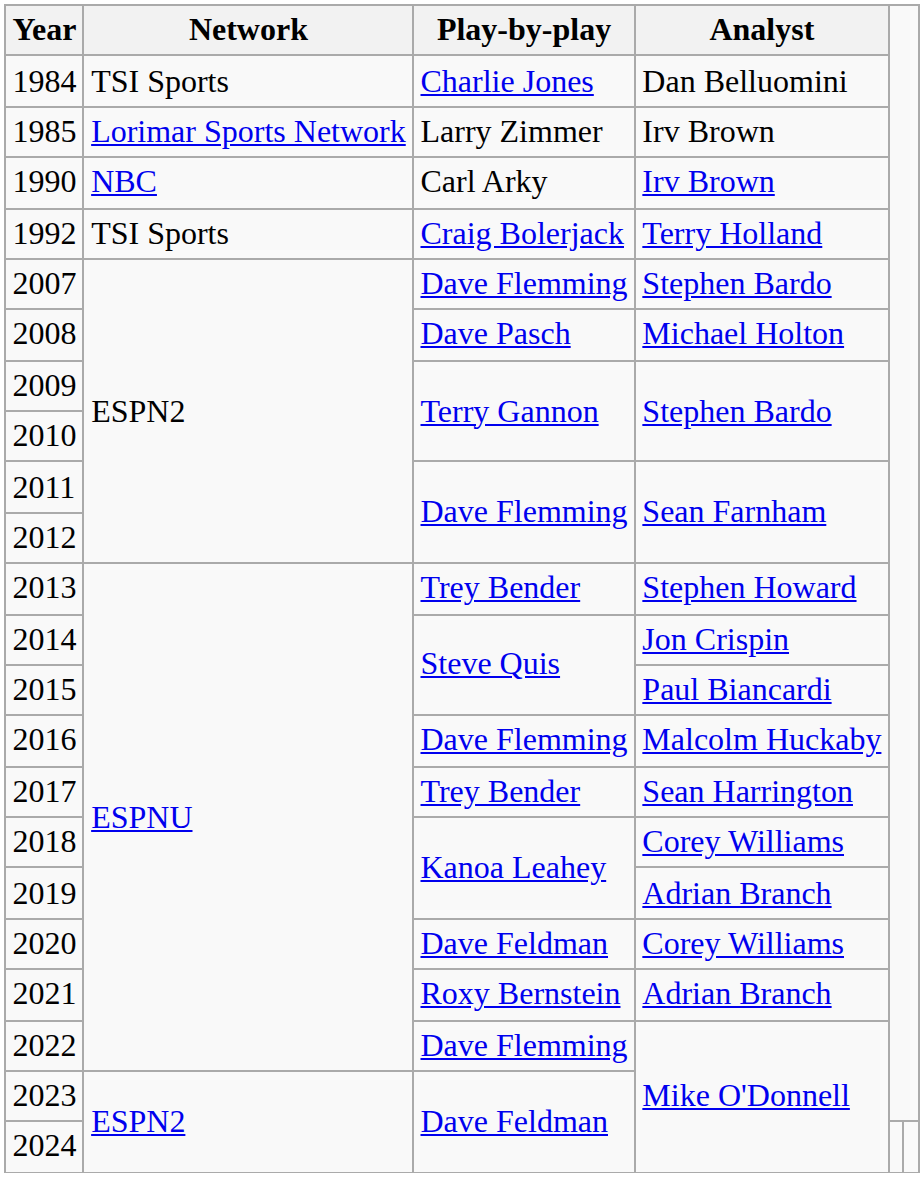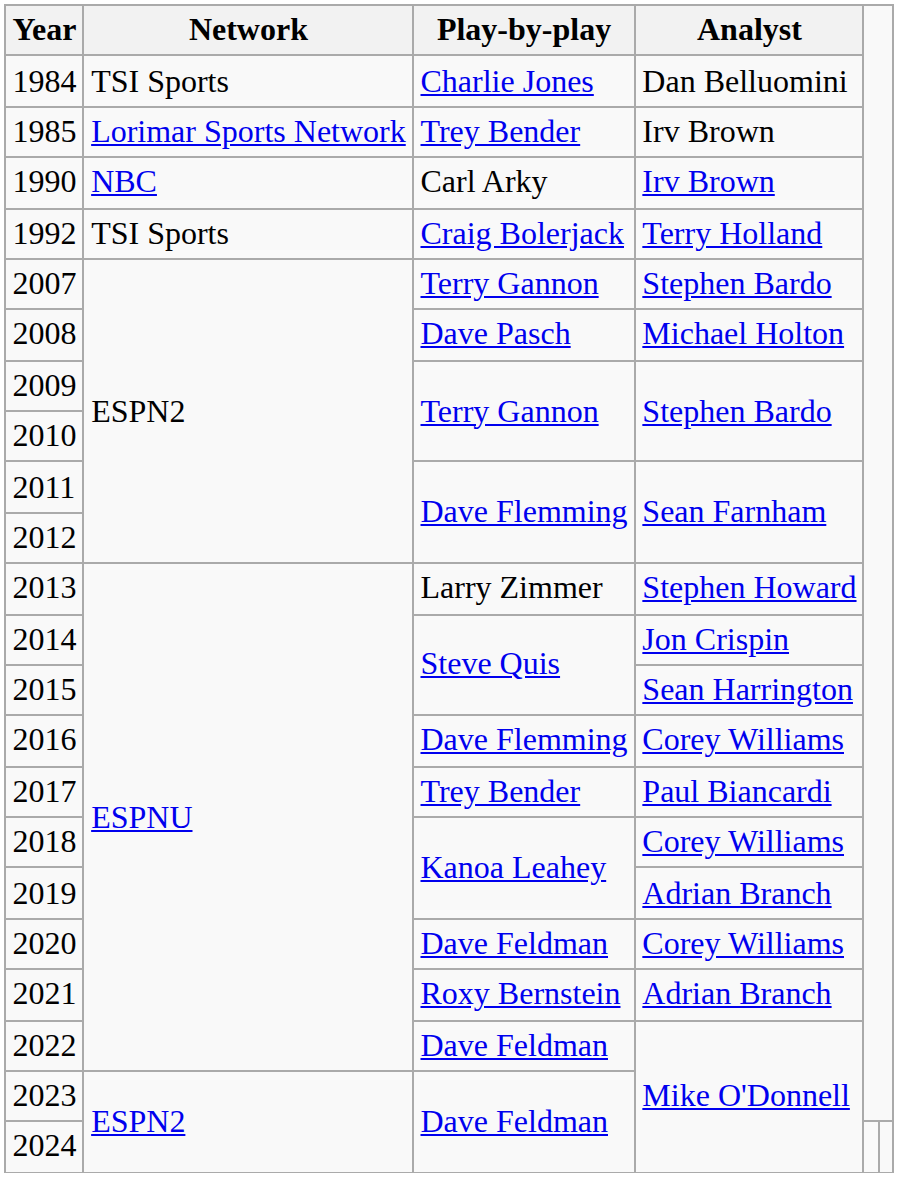(512, 131) Larry Zimmer -> (500, 131) Trey Bender
(524, 283) Dave Flemming -> (510, 283) Terry Gannon
(500, 588) Trey Bender -> (512, 588) Larry Zimmer
(737, 689) Paul Biancardi -> (748, 689) Sean Harrington
(762, 740) Malcolm Huckaby -> (743, 740) Corey Williams
(748, 791) Sean Harrington -> (737, 791) Paul Biancardi
(524, 1044) Dave Flemming -> (514, 1044) Dave Feldman
